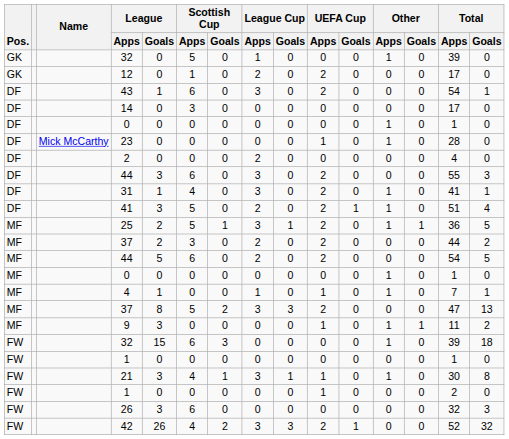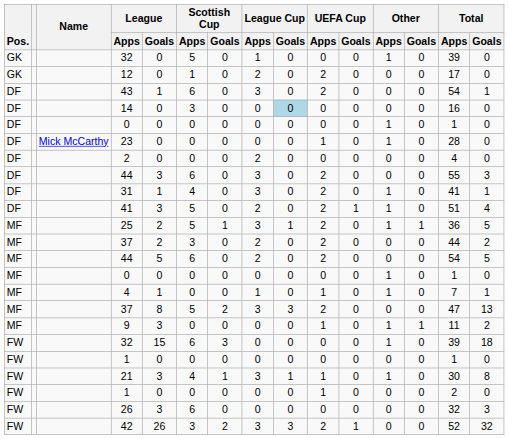(290, 108) no background -> (290, 108) lightblue background
(454, 108) 17 -> (454, 108) 16
(192, 426) 4 -> (192, 426) 3
